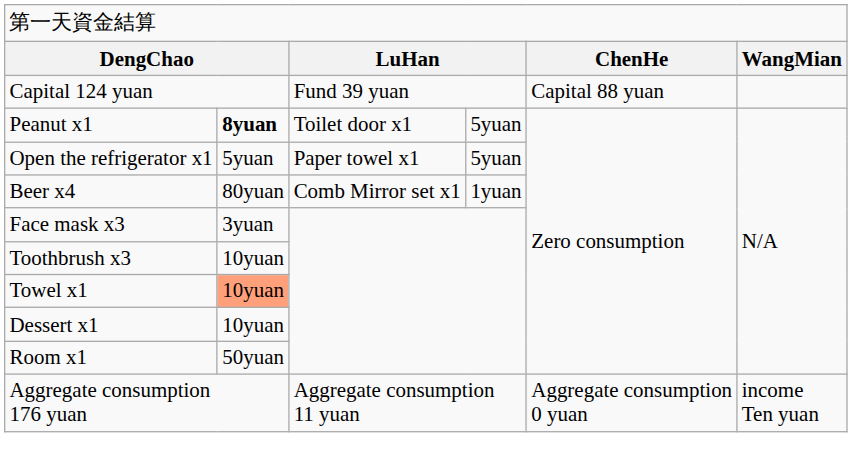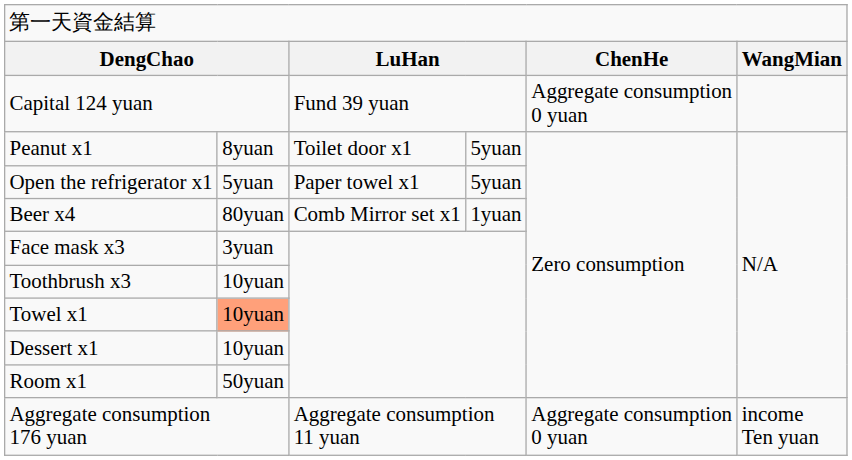(598, 91) Capital 88 yuan -> (632, 103) Aggregate consumption 0 yuan
(250, 124) bold -> (248, 148) normal
